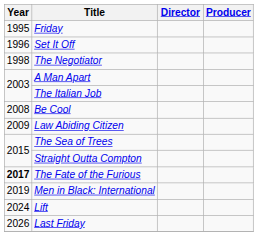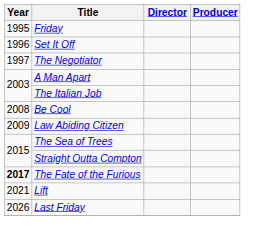(18, 61) 1998 -> (18, 61) 1997
- row: (95, 191)
(18, 207) 2024 -> (18, 191) 2021
